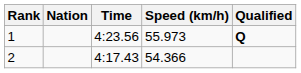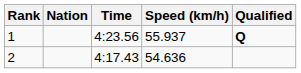(166, 36) 55.973 -> (166, 36) 55.937
(166, 58) 54.366 -> (166, 58) 54.636
